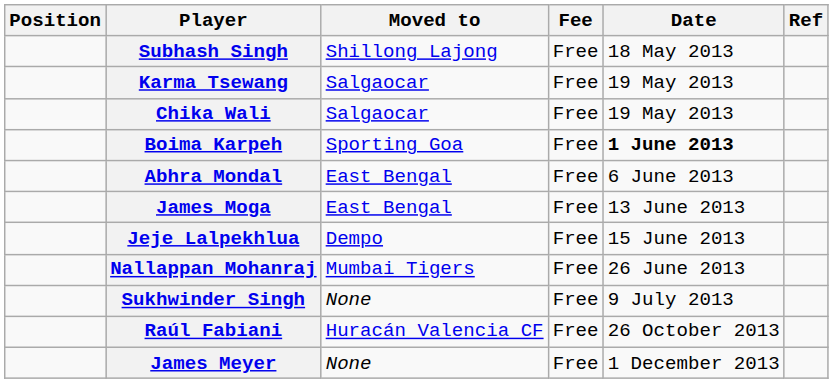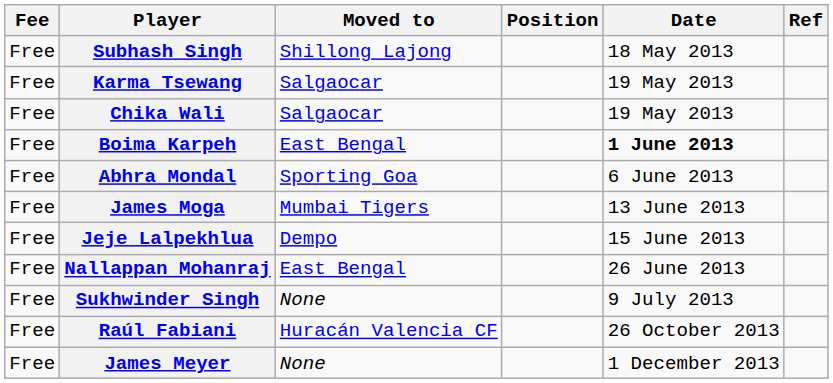columns swapped: (55, 20) <-> (576, 20)
(394, 145) Sporting Goa -> (343, 145) East Bengal
(389, 176) East Bengal -> (349, 176) Sporting Goa
(389, 207) East Bengal -> (354, 207) Mumbai Tigers
(400, 269) Mumbai Tigers -> (343, 269) East Bengal
